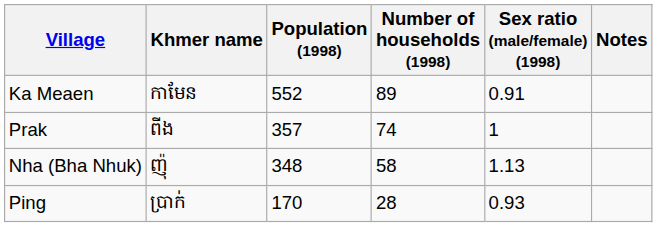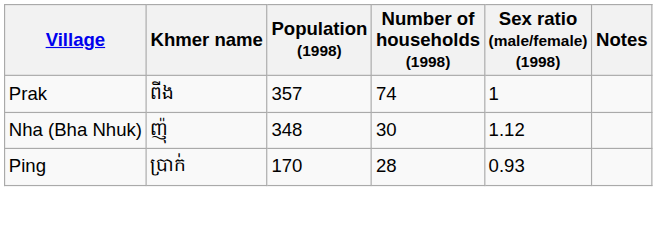- row: (51, 93)
(386, 166) 58 -> (386, 130) 30
(507, 166) 1.13 -> (507, 130) 1.12
